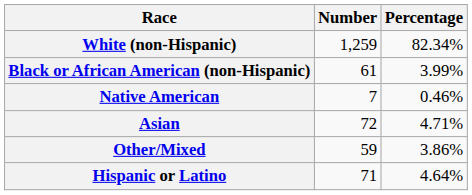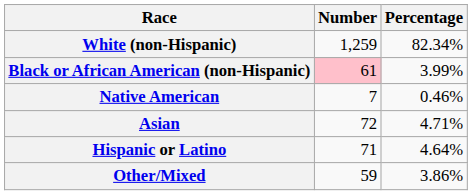(369, 70) no background -> (369, 70) pink background
rows swapped: (159, 149) <-> (159, 176)
